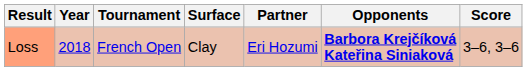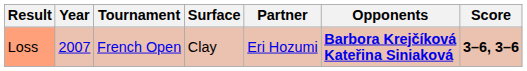(74, 46) 2018 -> (74, 46) 2007
(491, 46) normal -> (491, 46) bold
